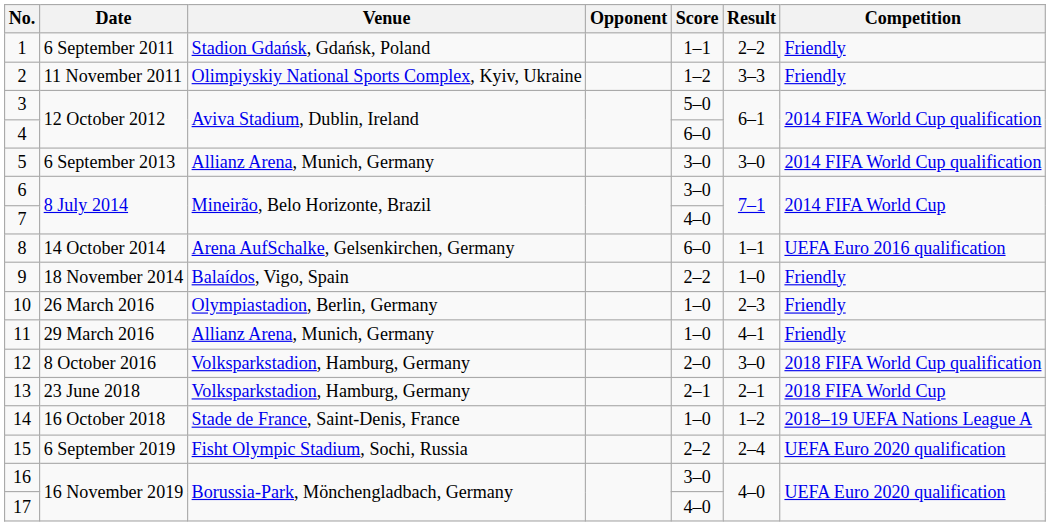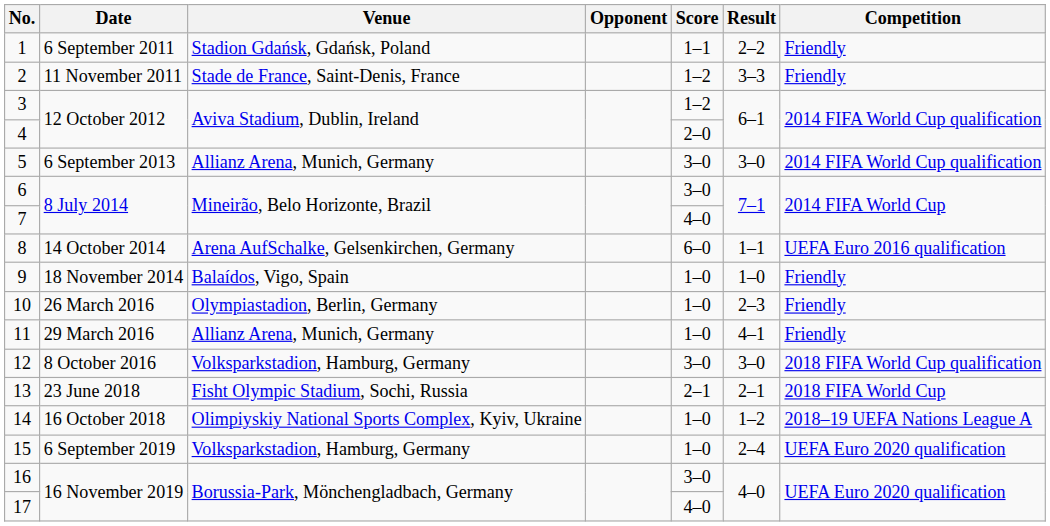(387, 76) Olimpiyskiy National Sports Complex, Kyiv, Ukraine -> (326, 76) Stade de France, Saint-Denis, France
(697, 104) 5–0 -> (697, 104) 1–2
(697, 133) 6–0 -> (697, 133) 2–0
(697, 276) 2–2 -> (697, 276) 1–0
(697, 362) 2–0 -> (697, 362) 3–0
(331, 391) Volksparkstadion, Hamburg, Germany -> (330, 391) Fisht Olympic Stadium, Sochi, Russia
(326, 420) Stade de France, Saint-Denis, France -> (387, 420) Olimpiyskiy National Sports Complex, Kyiv, Ukraine
(330, 448) Fisht Olympic Stadium, Sochi, Russia -> (331, 448) Volksparkstadion, Hamburg, Germany
(697, 448) 2–2 -> (697, 448) 1–0
